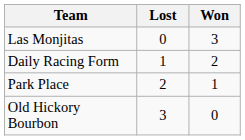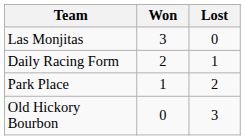columns swapped: (215, 15) <-> (163, 15)
